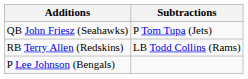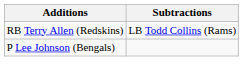- row: (67, 30)
